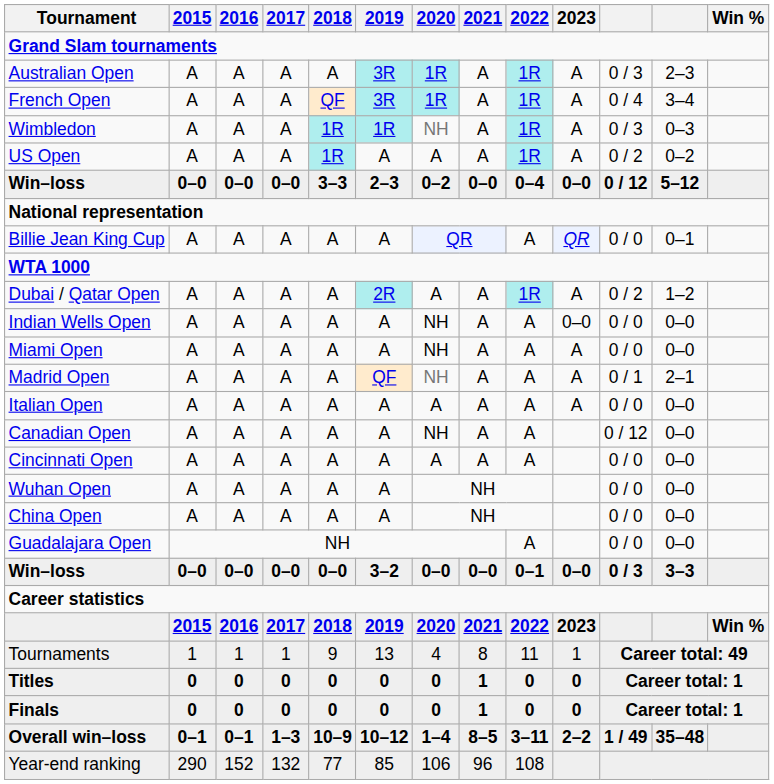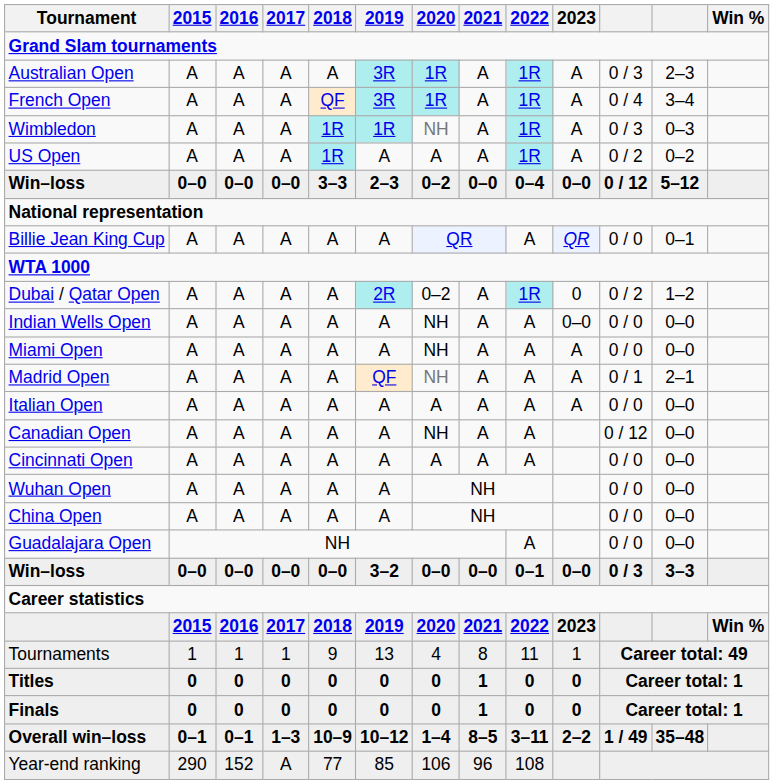(436, 294) A -> (436, 294) 0–2
(576, 294) A -> (576, 294) 0
(286, 765) 132 -> (286, 765) A
